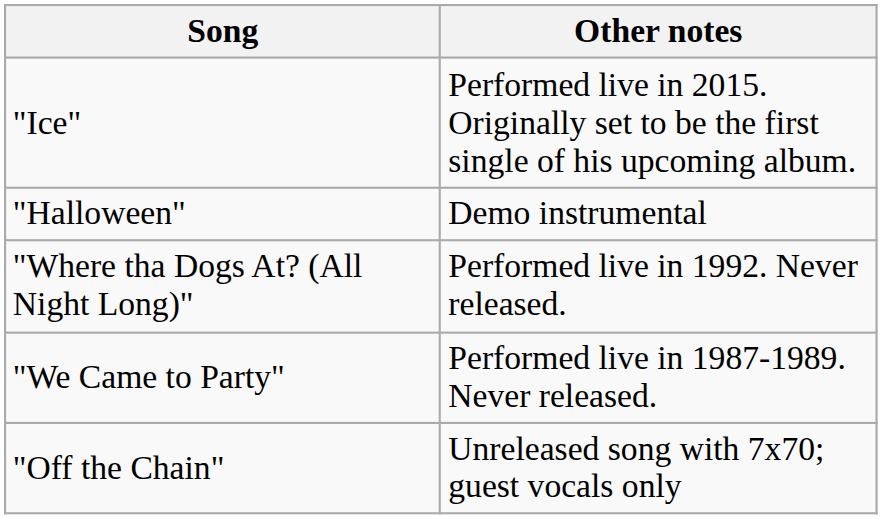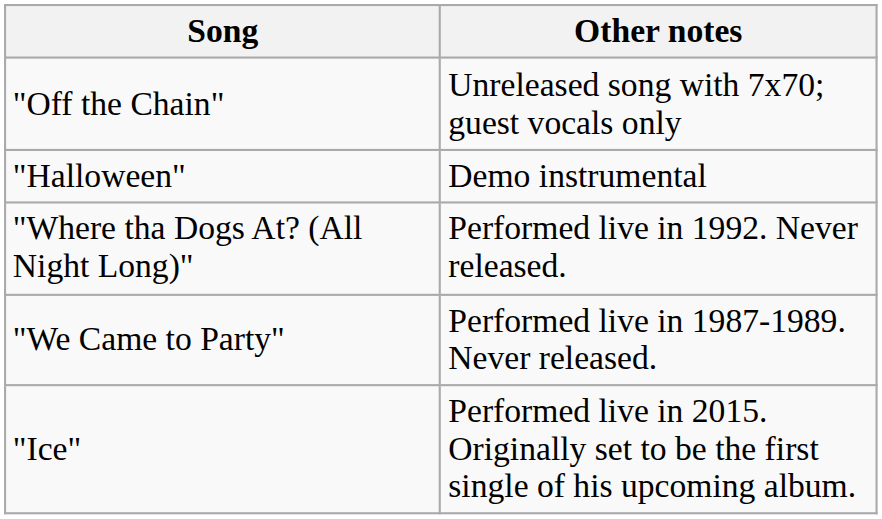rows swapped: (119, 467) <-> (47, 122)
